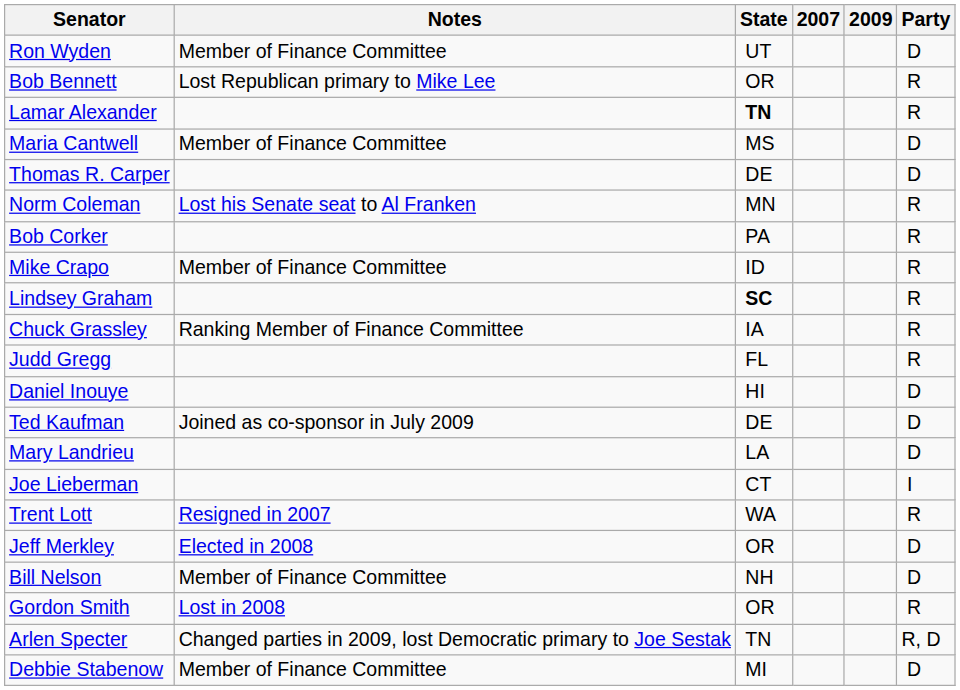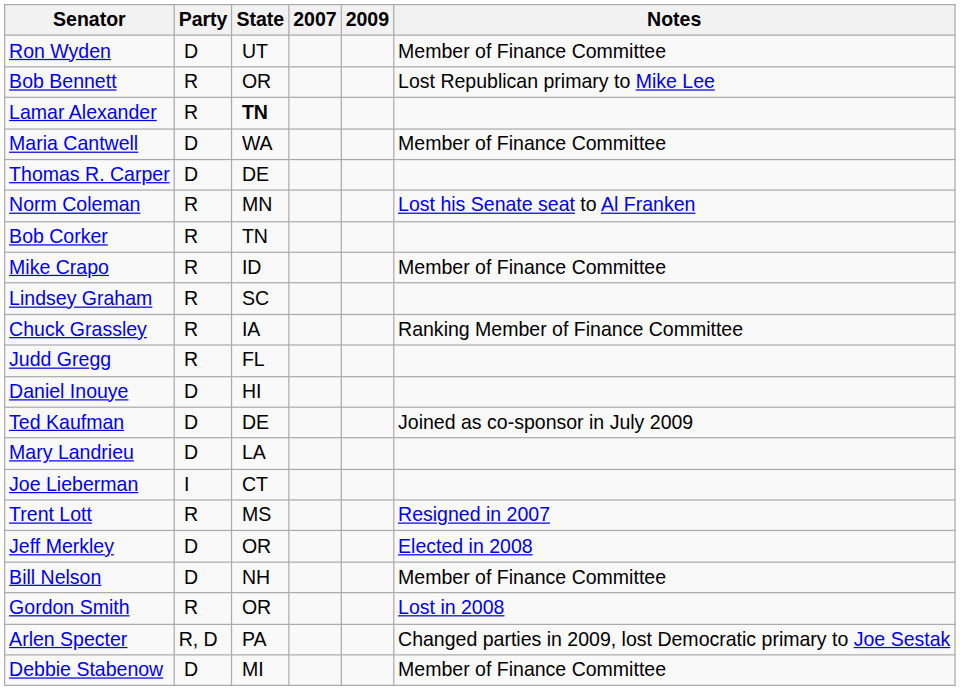columns swapped: (926, 19) <-> (455, 19)
(757, 143) MS -> (255, 143) WA
(755, 236) PA -> (252, 236) TN
(756, 298) bold -> (253, 298) normal
(758, 515) WA -> (254, 515) MS
(756, 639) TN -> (251, 639) PA
